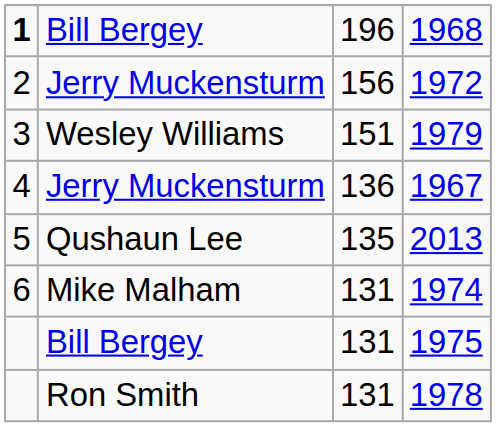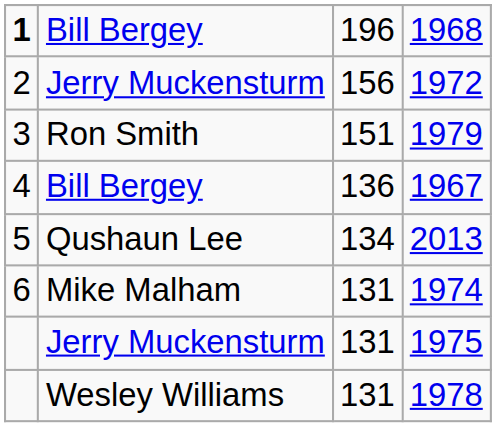(165, 134) Wesley Williams -> (123, 134) Ron Smith
(185, 186) Jerry Muckensturm -> (124, 186) Bill Bergey
(367, 238) 135 -> (367, 238) 134
(124, 342) Bill Bergey -> (185, 342) Jerry Muckensturm
(123, 394) Ron Smith -> (165, 394) Wesley Williams
